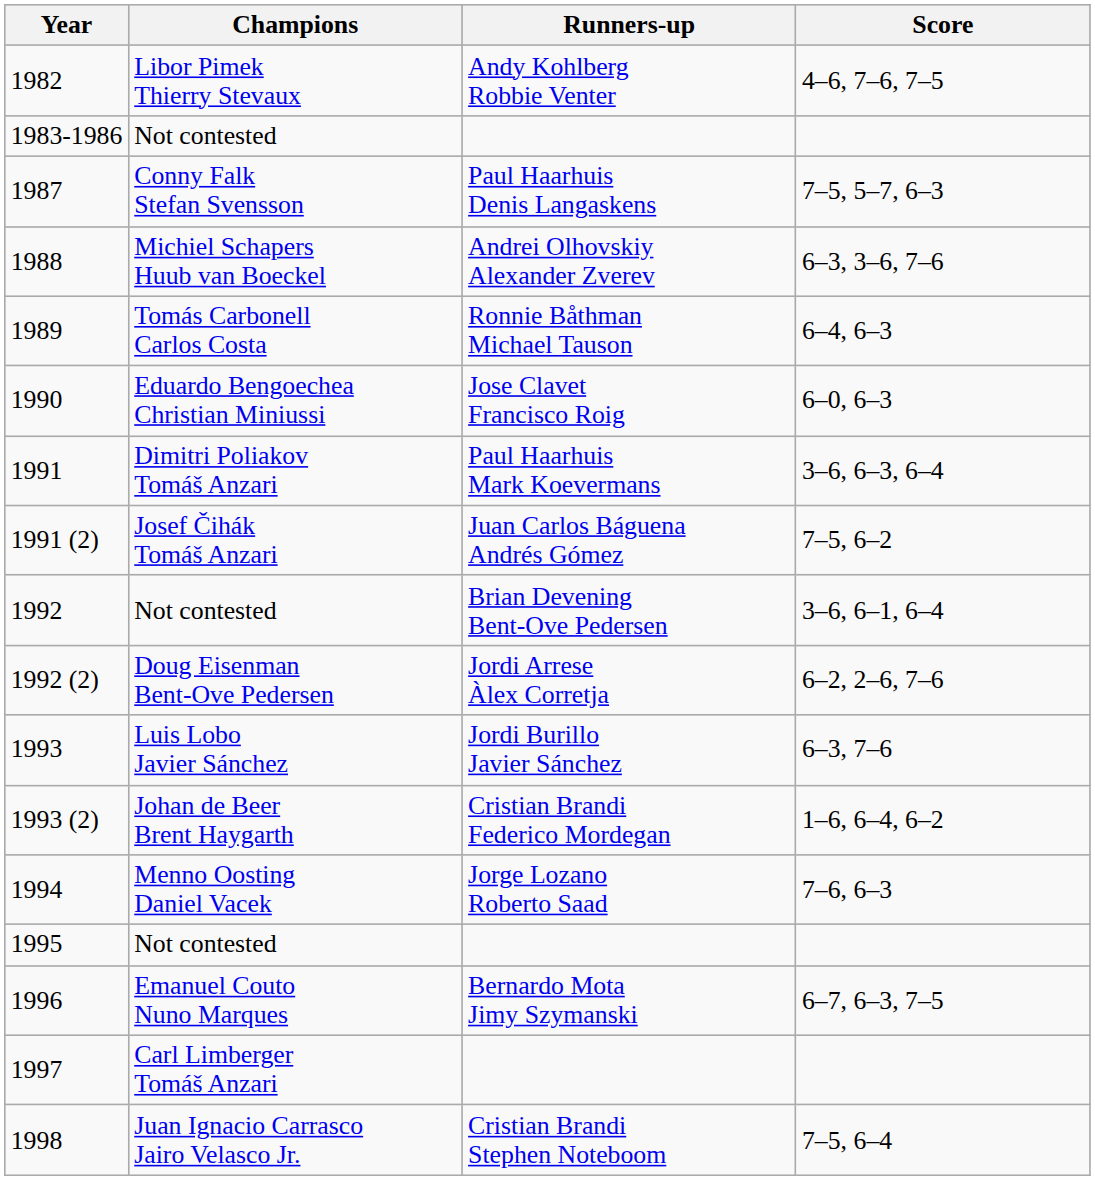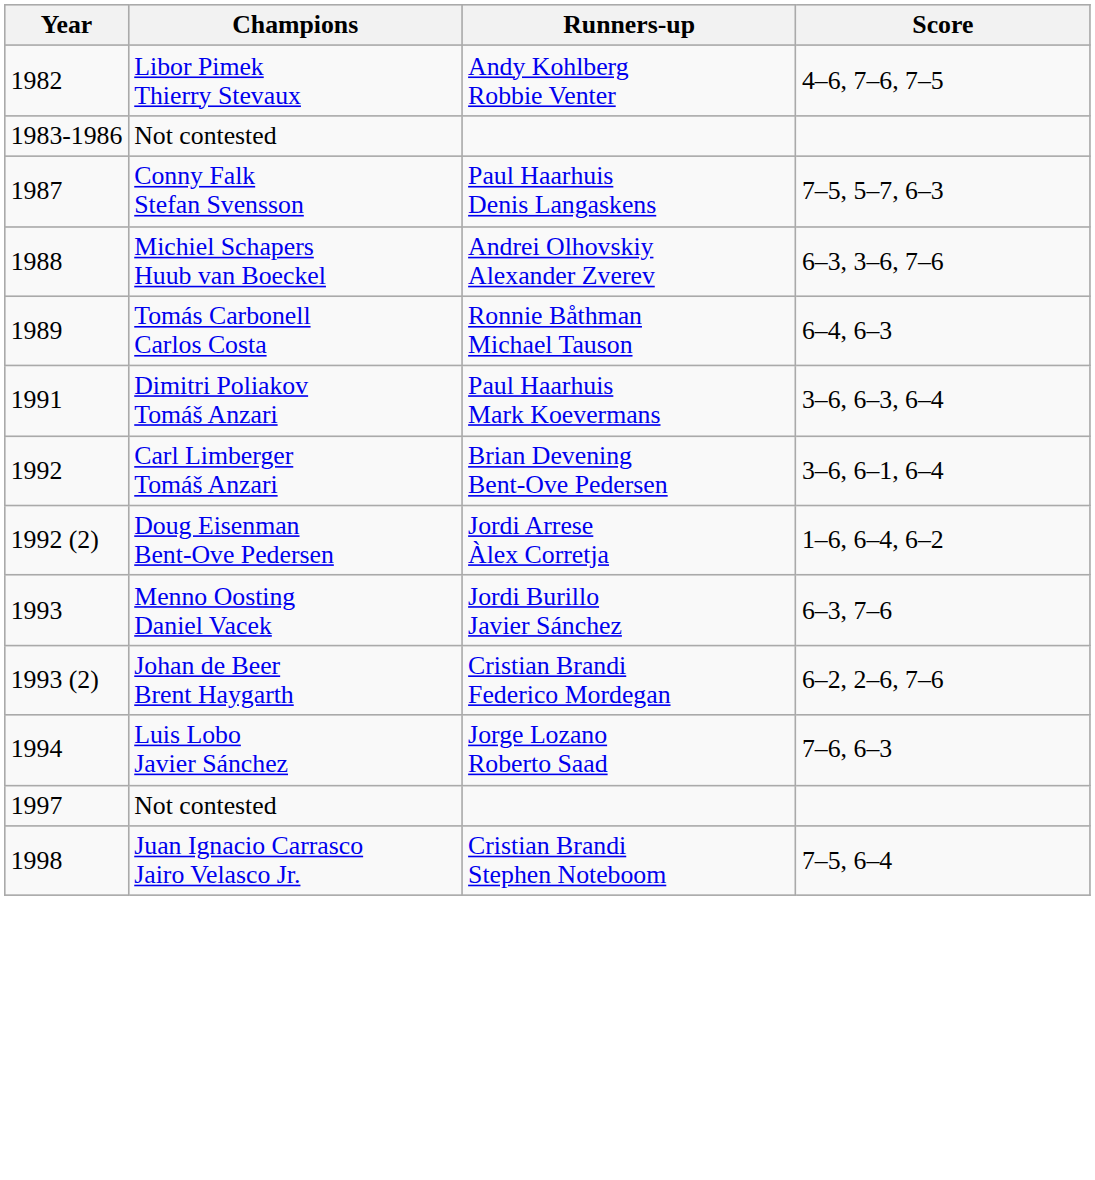- row: (37, 400)
- row: (55, 540)
(205, 609) Not contested -> (214, 470) Carl Limberger Tomáš Anzari
(873, 679) 6–2, 2–6, 7–6 -> (873, 540) 1–6, 6–4, 6–2
(211, 749) Luis Lobo Javier Sánchez -> (215, 609) Menno Oosting Daniel Vacek
(873, 819) 1–6, 6–4, 6–2 -> (873, 679) 6–2, 2–6, 7–6
(215, 889) Menno Oosting Daniel Vacek -> (211, 749) Luis Lobo Javier Sánchez
- row: (37, 944)
- row: (37, 999)
(214, 1069) Carl Limberger Tomáš Anzari -> (205, 804) Not contested
